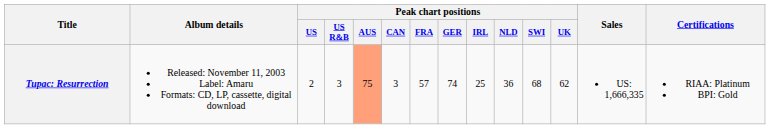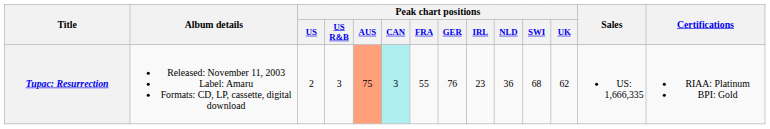(396, 84) no background -> (396, 84) paleturquoise background
(424, 84) 57 -> (424, 84) 55
(452, 84) 74 -> (452, 84) 76
(480, 84) 25 -> (480, 84) 23
